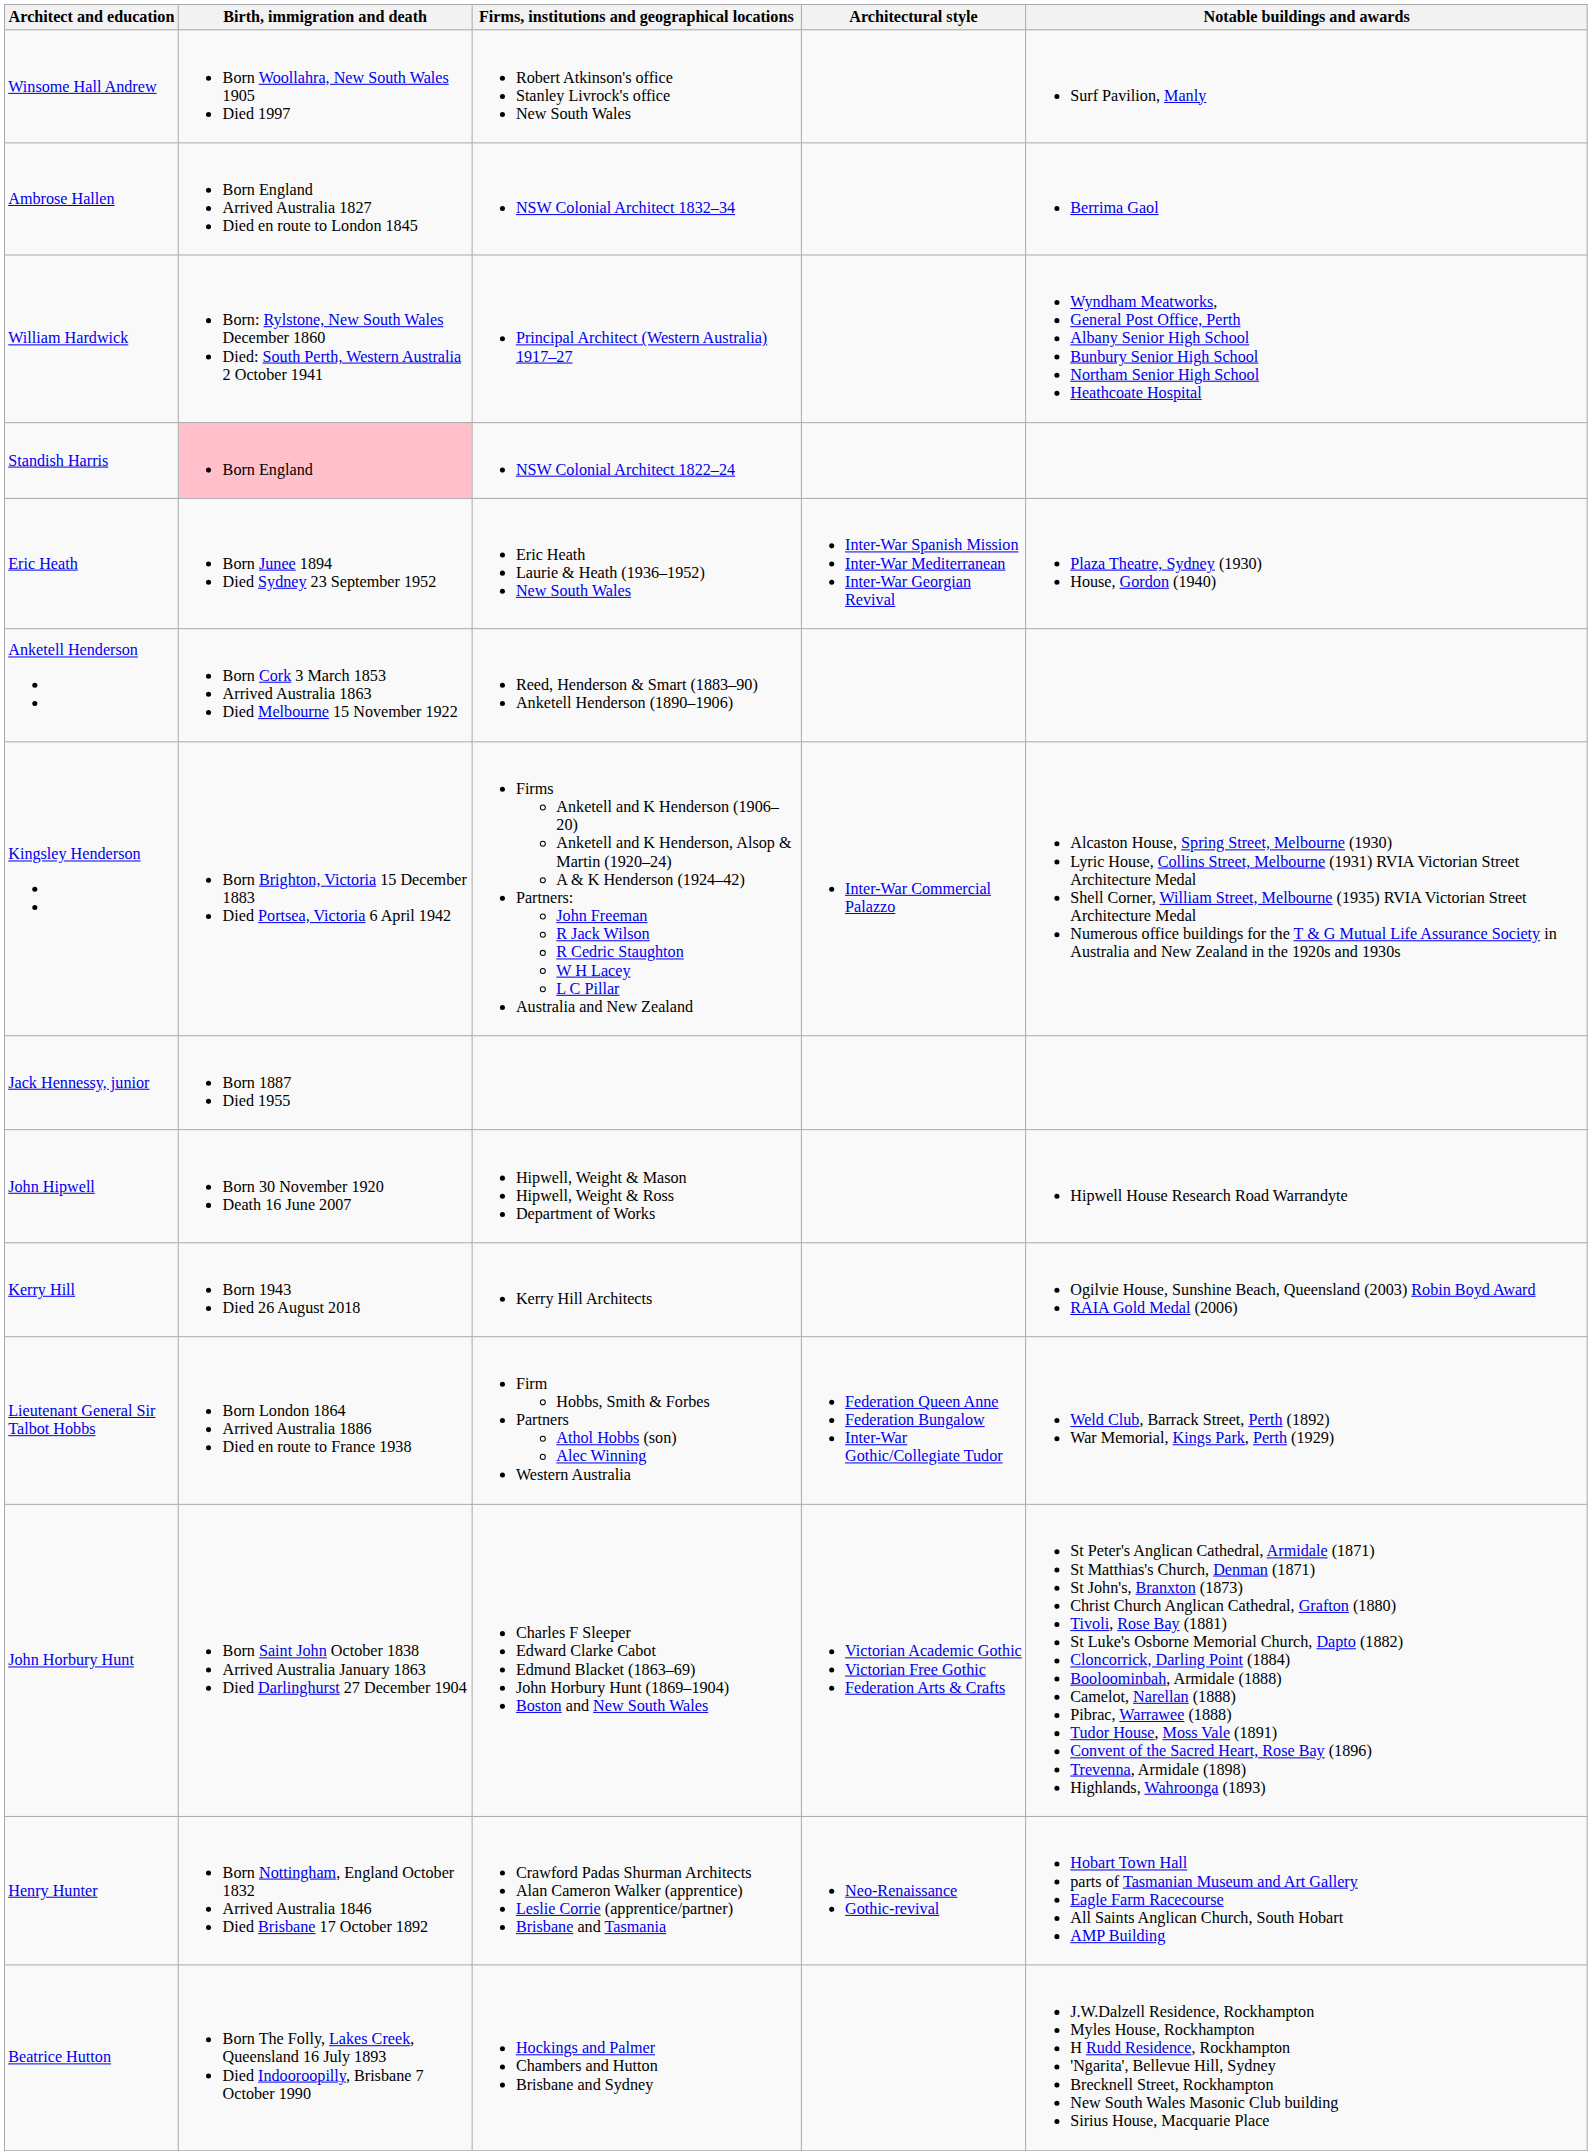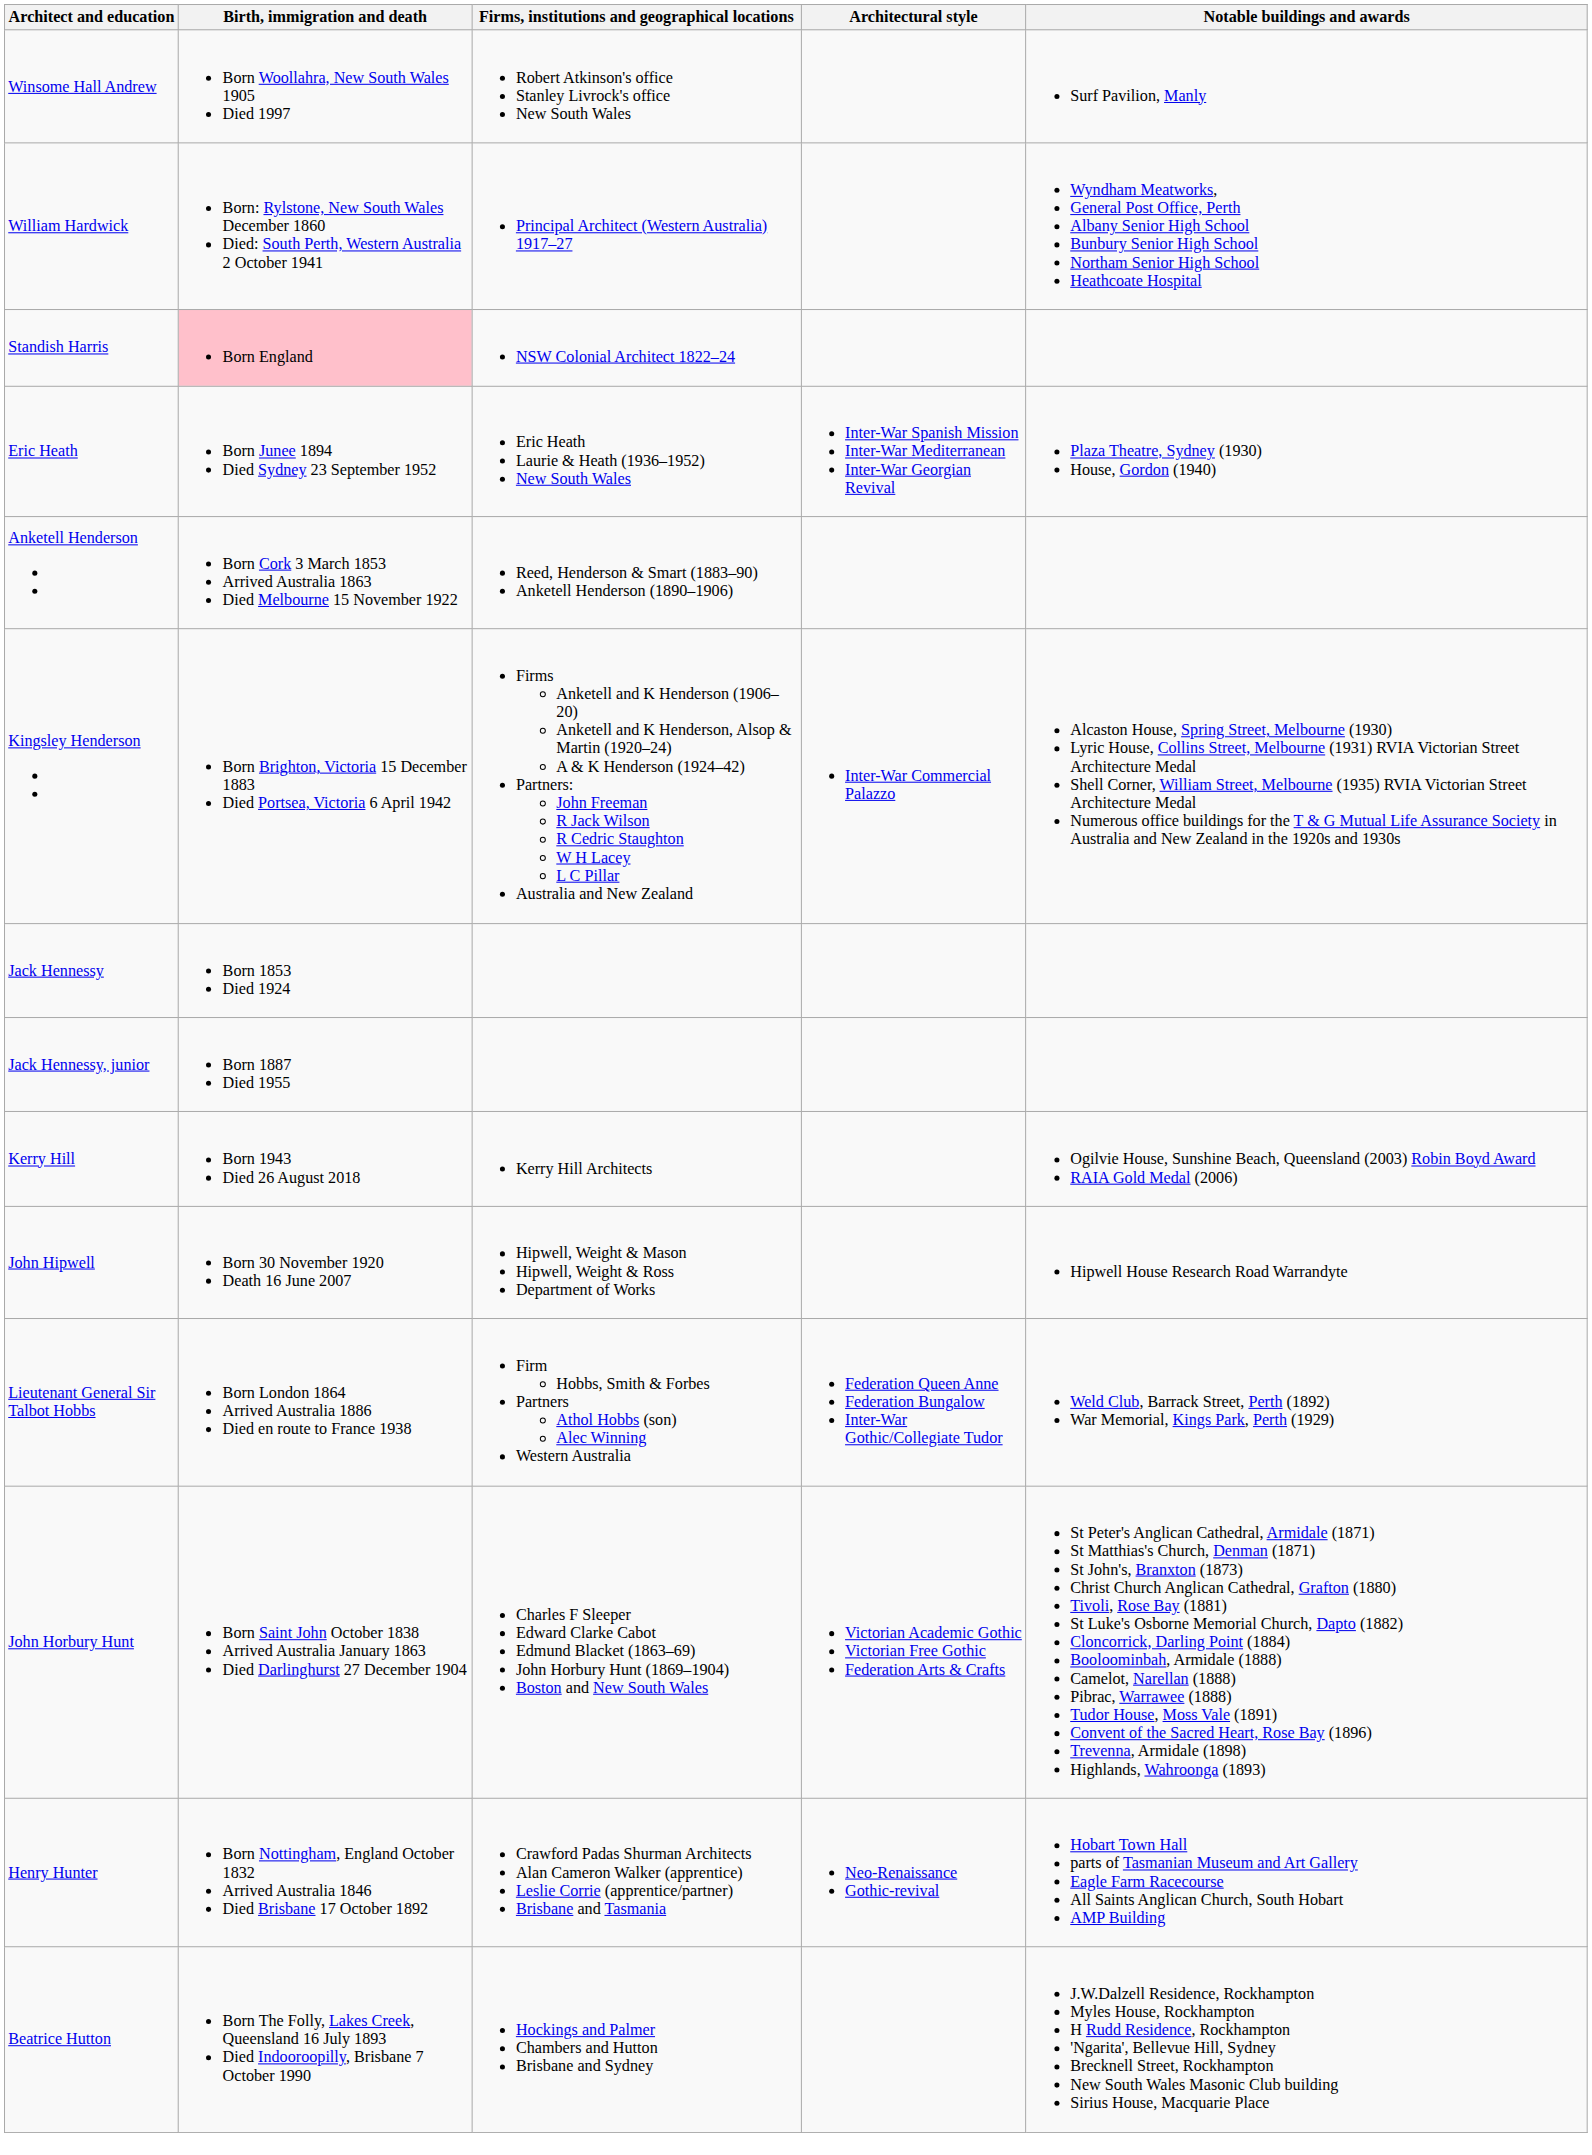- row: (61, 198)
+ row: (56, 970)
rows swapped: (42, 1289) <-> (52, 1186)
